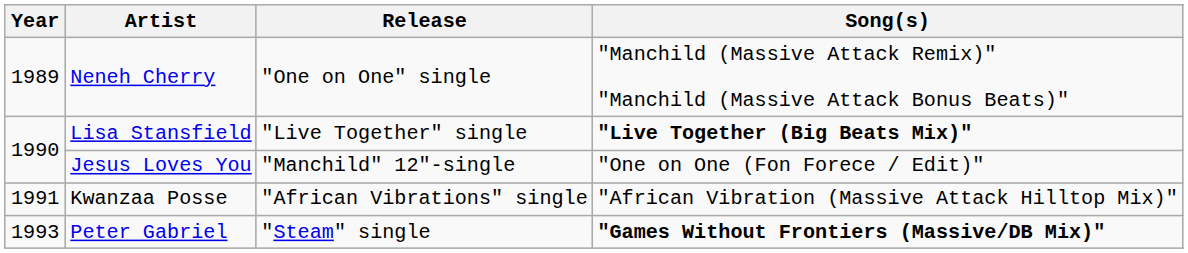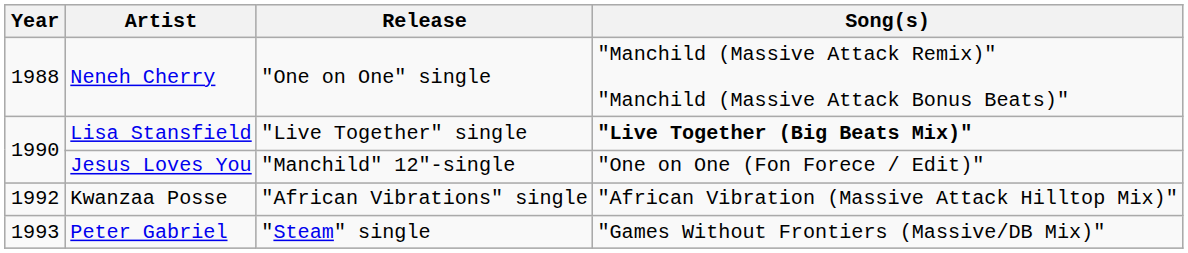(35, 77) 1989 -> (35, 77) 1988
(35, 199) 1991 -> (35, 199) 1992
(851, 232) bold -> (851, 232) normal
